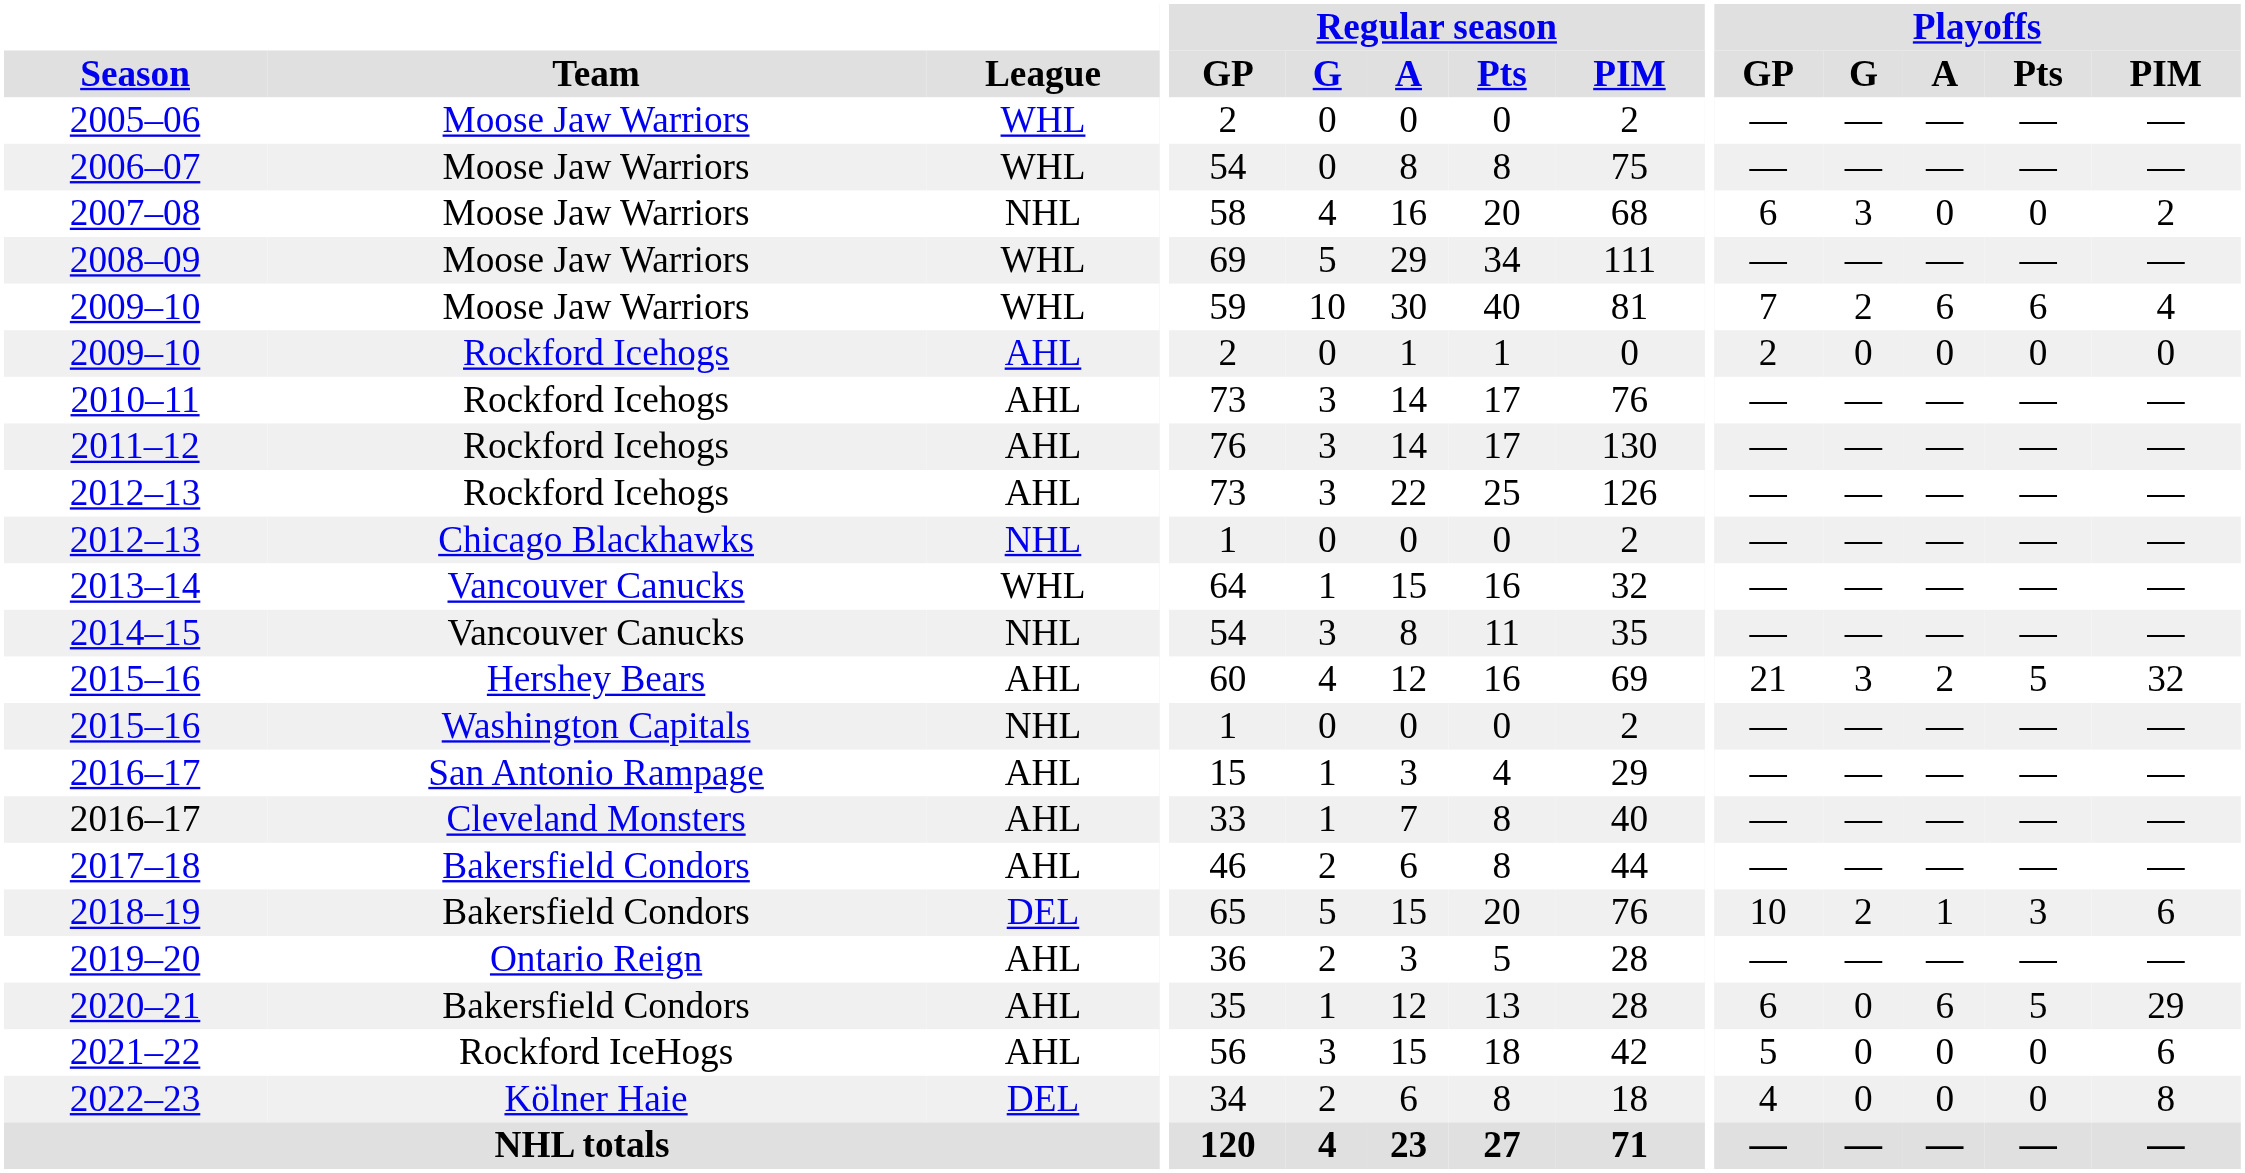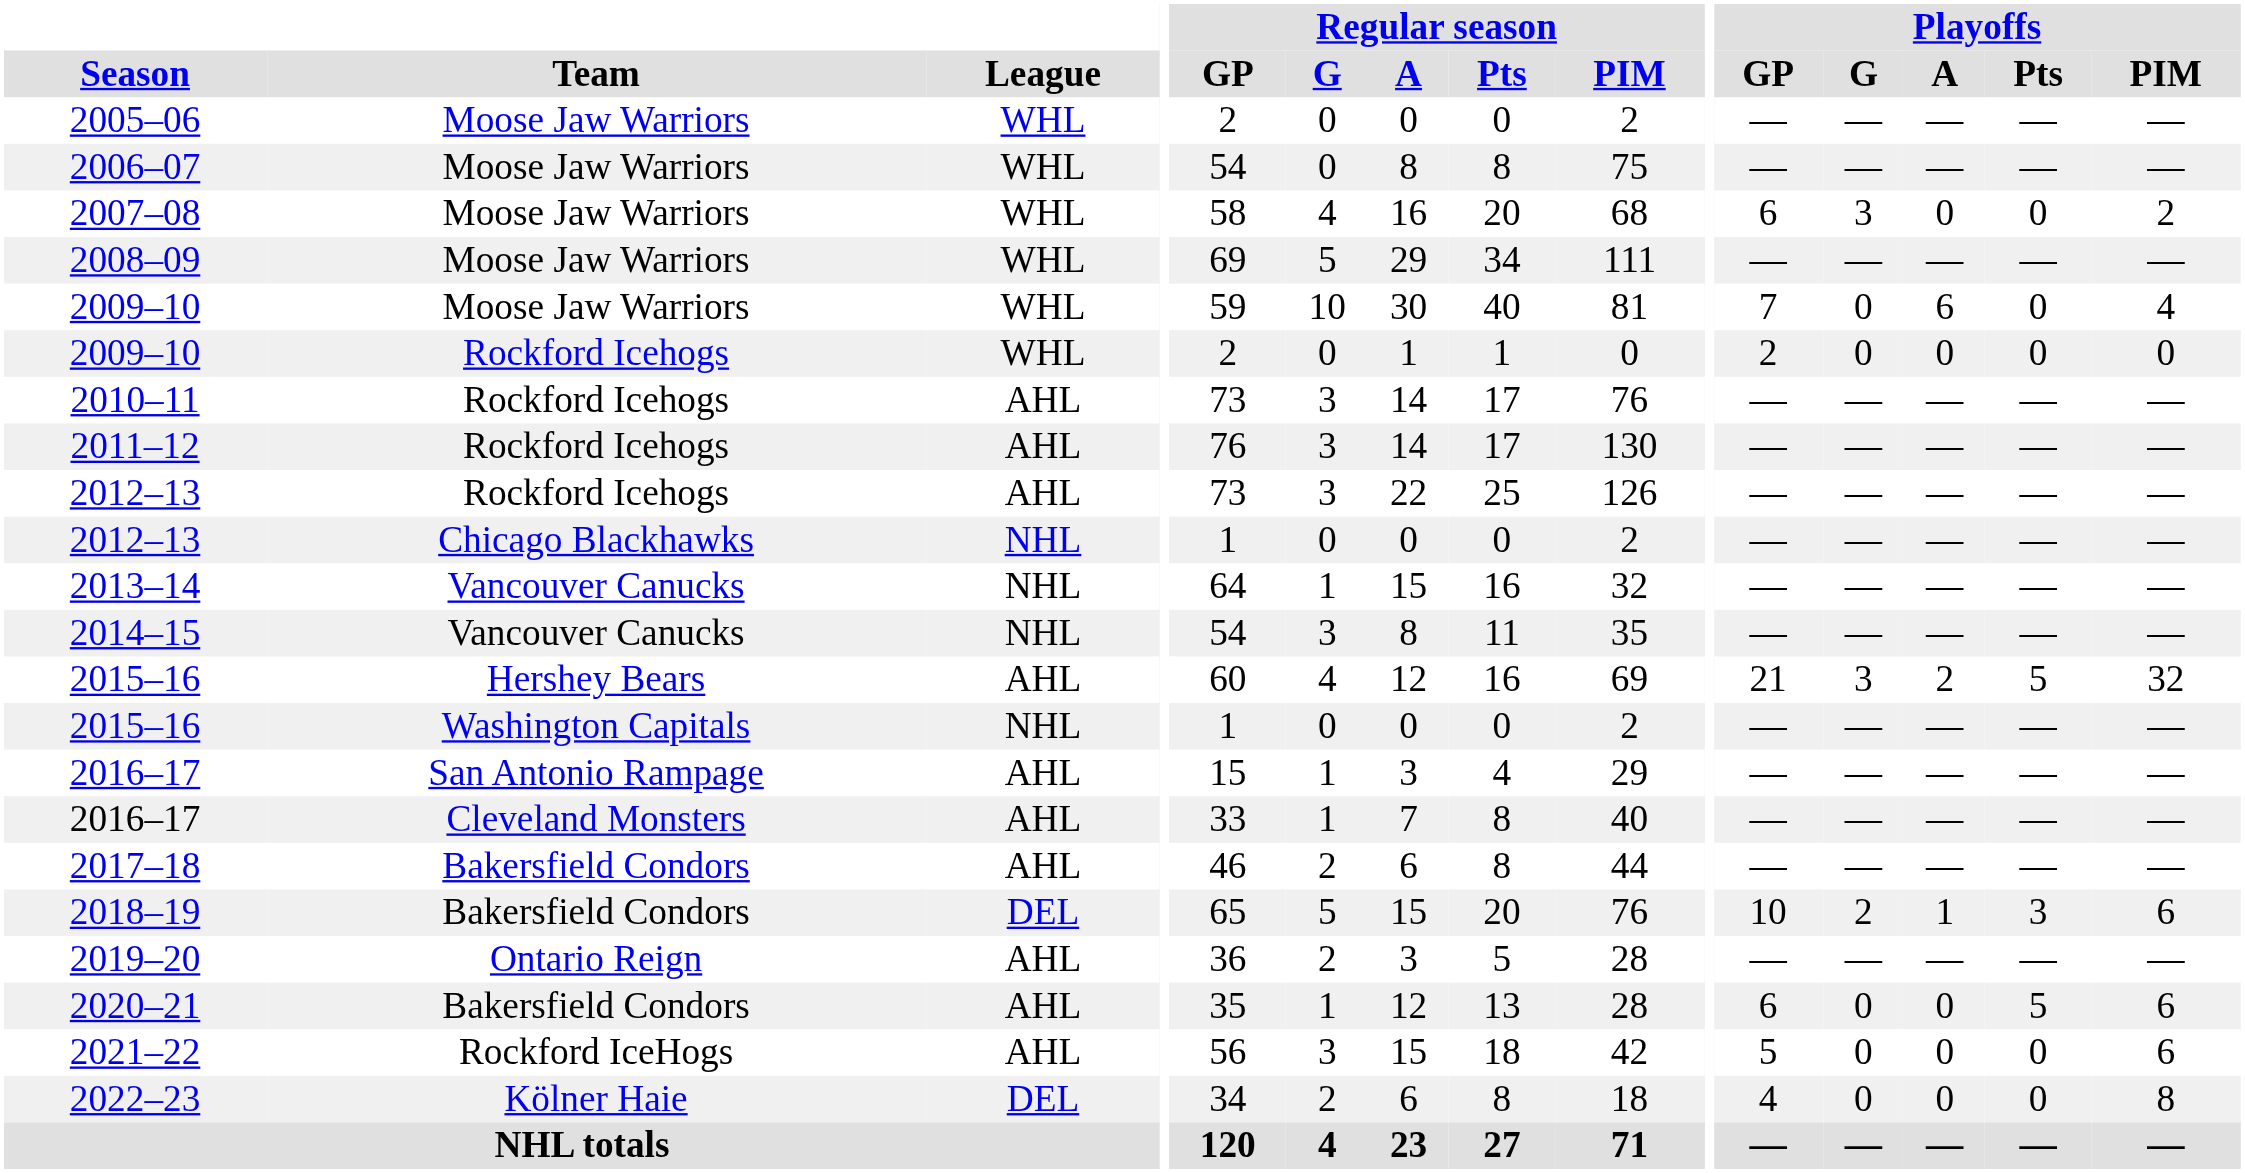(1043, 213) NHL -> (1043, 213) WHL
(1863, 306) 2 -> (1863, 306) 0
(2038, 306) 6 -> (2038, 306) 0
(1043, 352) AHL -> (1043, 352) WHL
(1043, 585) WHL -> (1043, 585) NHL
(1945, 1005) 6 -> (1945, 1005) 0
(2166, 1005) 29 -> (2166, 1005) 6
